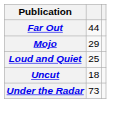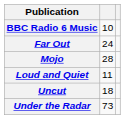+ row: (52, 28)
(94, 28) 44 -> (108, 43) 24
(94, 43) 29 -> (108, 59) 28
(94, 59) 25 -> (107, 75) 11
